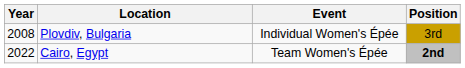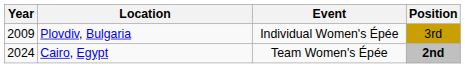(21, 33) 2008 -> (21, 33) 2009
(21, 53) 2022 -> (21, 53) 2024
